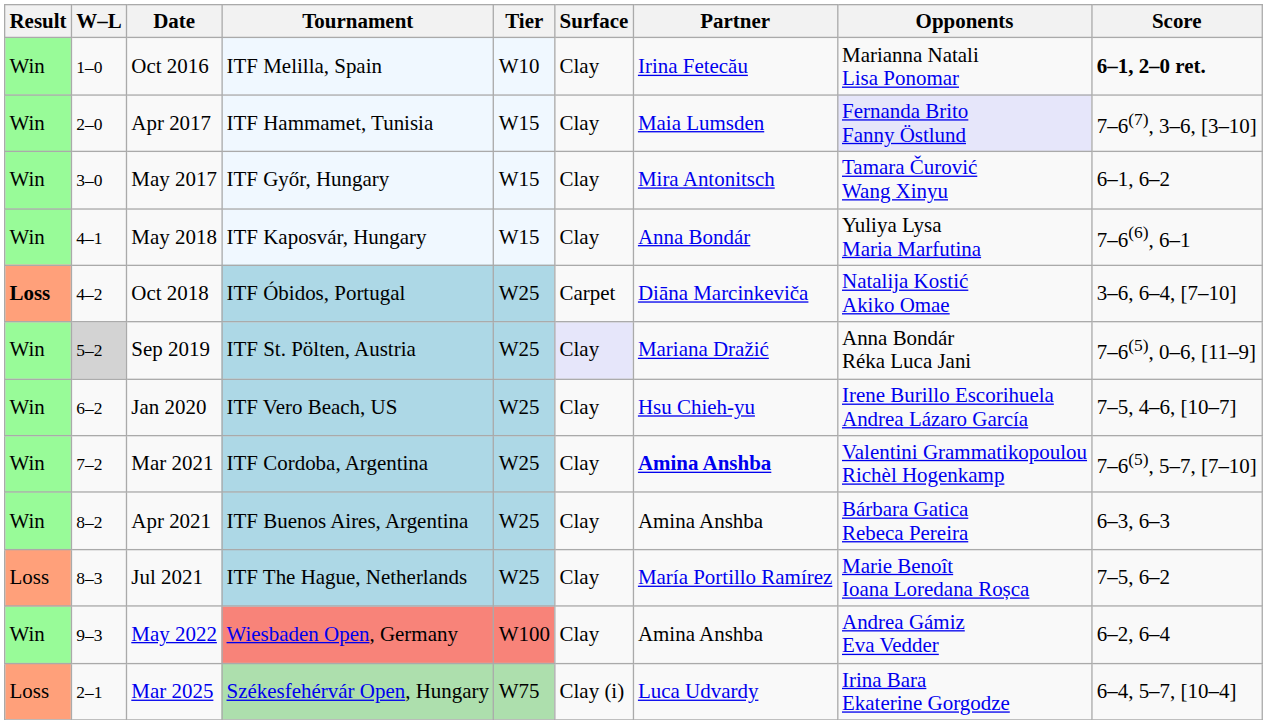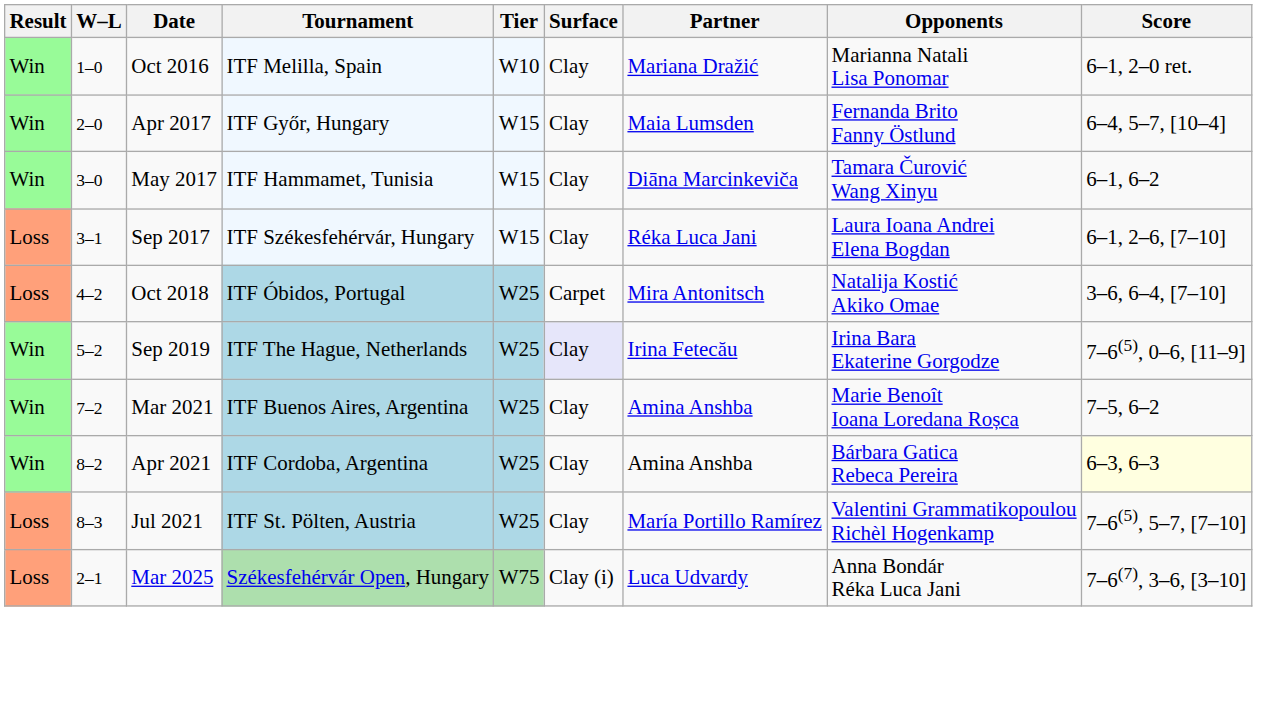(693, 66) Irina Fetecău -> (693, 66) Mariana Dražić
(1151, 66) bold -> (1139, 66) normal
(330, 122) ITF Hammamet, Tunisia -> (308, 122) ITF Győr, Hungary
(905, 122) lavender background -> (895, 122) no background
(1177, 122) 7–6(7), 3–6, [3–10] -> (1156, 122) 6–4, 5–7, [10–4]
(308, 179) ITF Győr, Hungary -> (330, 179) ITF Hammamet, Tunisia
(706, 179) Mira Antonitsch -> (713, 179) Diāna Marcinkeviča
+ row: (171, 236)
- row: (174, 236)
(30, 293) bold -> (29, 293) normal
(723, 293) Diāna Marcinkeviča -> (696, 293) Mira Antonitsch
(89, 351) lightgrey background -> (89, 351) no background
(321, 350) ITF St. Pölten, Austria -> (347, 350) ITF The Hague, Netherlands
(703, 350) Mariana Dražić -> (682, 350) Irina Fetecău
(907, 350) Anna Bondár Réka Luca Jani -> (915, 350) Irina Bara Ekaterine Gorgodze
- row: (169, 407)
(327, 463) ITF Cordoba, Argentina -> (347, 407) ITF Buenos Aires, Argentina
(705, 463) bold -> (690, 407) normal
(965, 463) Valentini Grammatikopoulou Richèl Hogenkamp -> (925, 407) Marie Benoît Ioana Loredana Roșca
(1177, 463) 7–6(5), 5–7, [7–10] -> (1123, 407) 7–5, 6–2
(347, 520) ITF Buenos Aires, Argentina -> (327, 463) ITF Cordoba, Argentina
(1133, 520) no background -> (1123, 463) lightyellow background
(347, 577) ITF The Hague, Netherlands -> (321, 520) ITF St. Pölten, Austria
(936, 577) Marie Benoît Ioana Loredana Roșca -> (954, 520) Valentini Grammatikopoulou Richèl Hogenkamp
(1133, 577) 7–5, 6–2 -> (1166, 520) 7–6(5), 5–7, [7–10]
- row: (174, 634)
(926, 691) Irina Bara Ekaterine Gorgodze -> (896, 577) Anna Bondár Réka Luca Jani
(1167, 691) 6–4, 5–7, [10–4] -> (1166, 577) 7–6(7), 3–6, [3–10]
